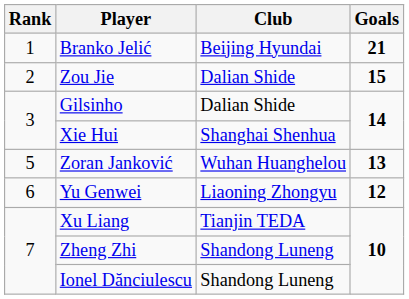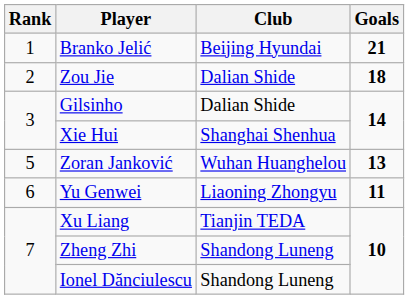(377, 76) 15 -> (377, 76) 18
(377, 192) 12 -> (377, 192) 11
